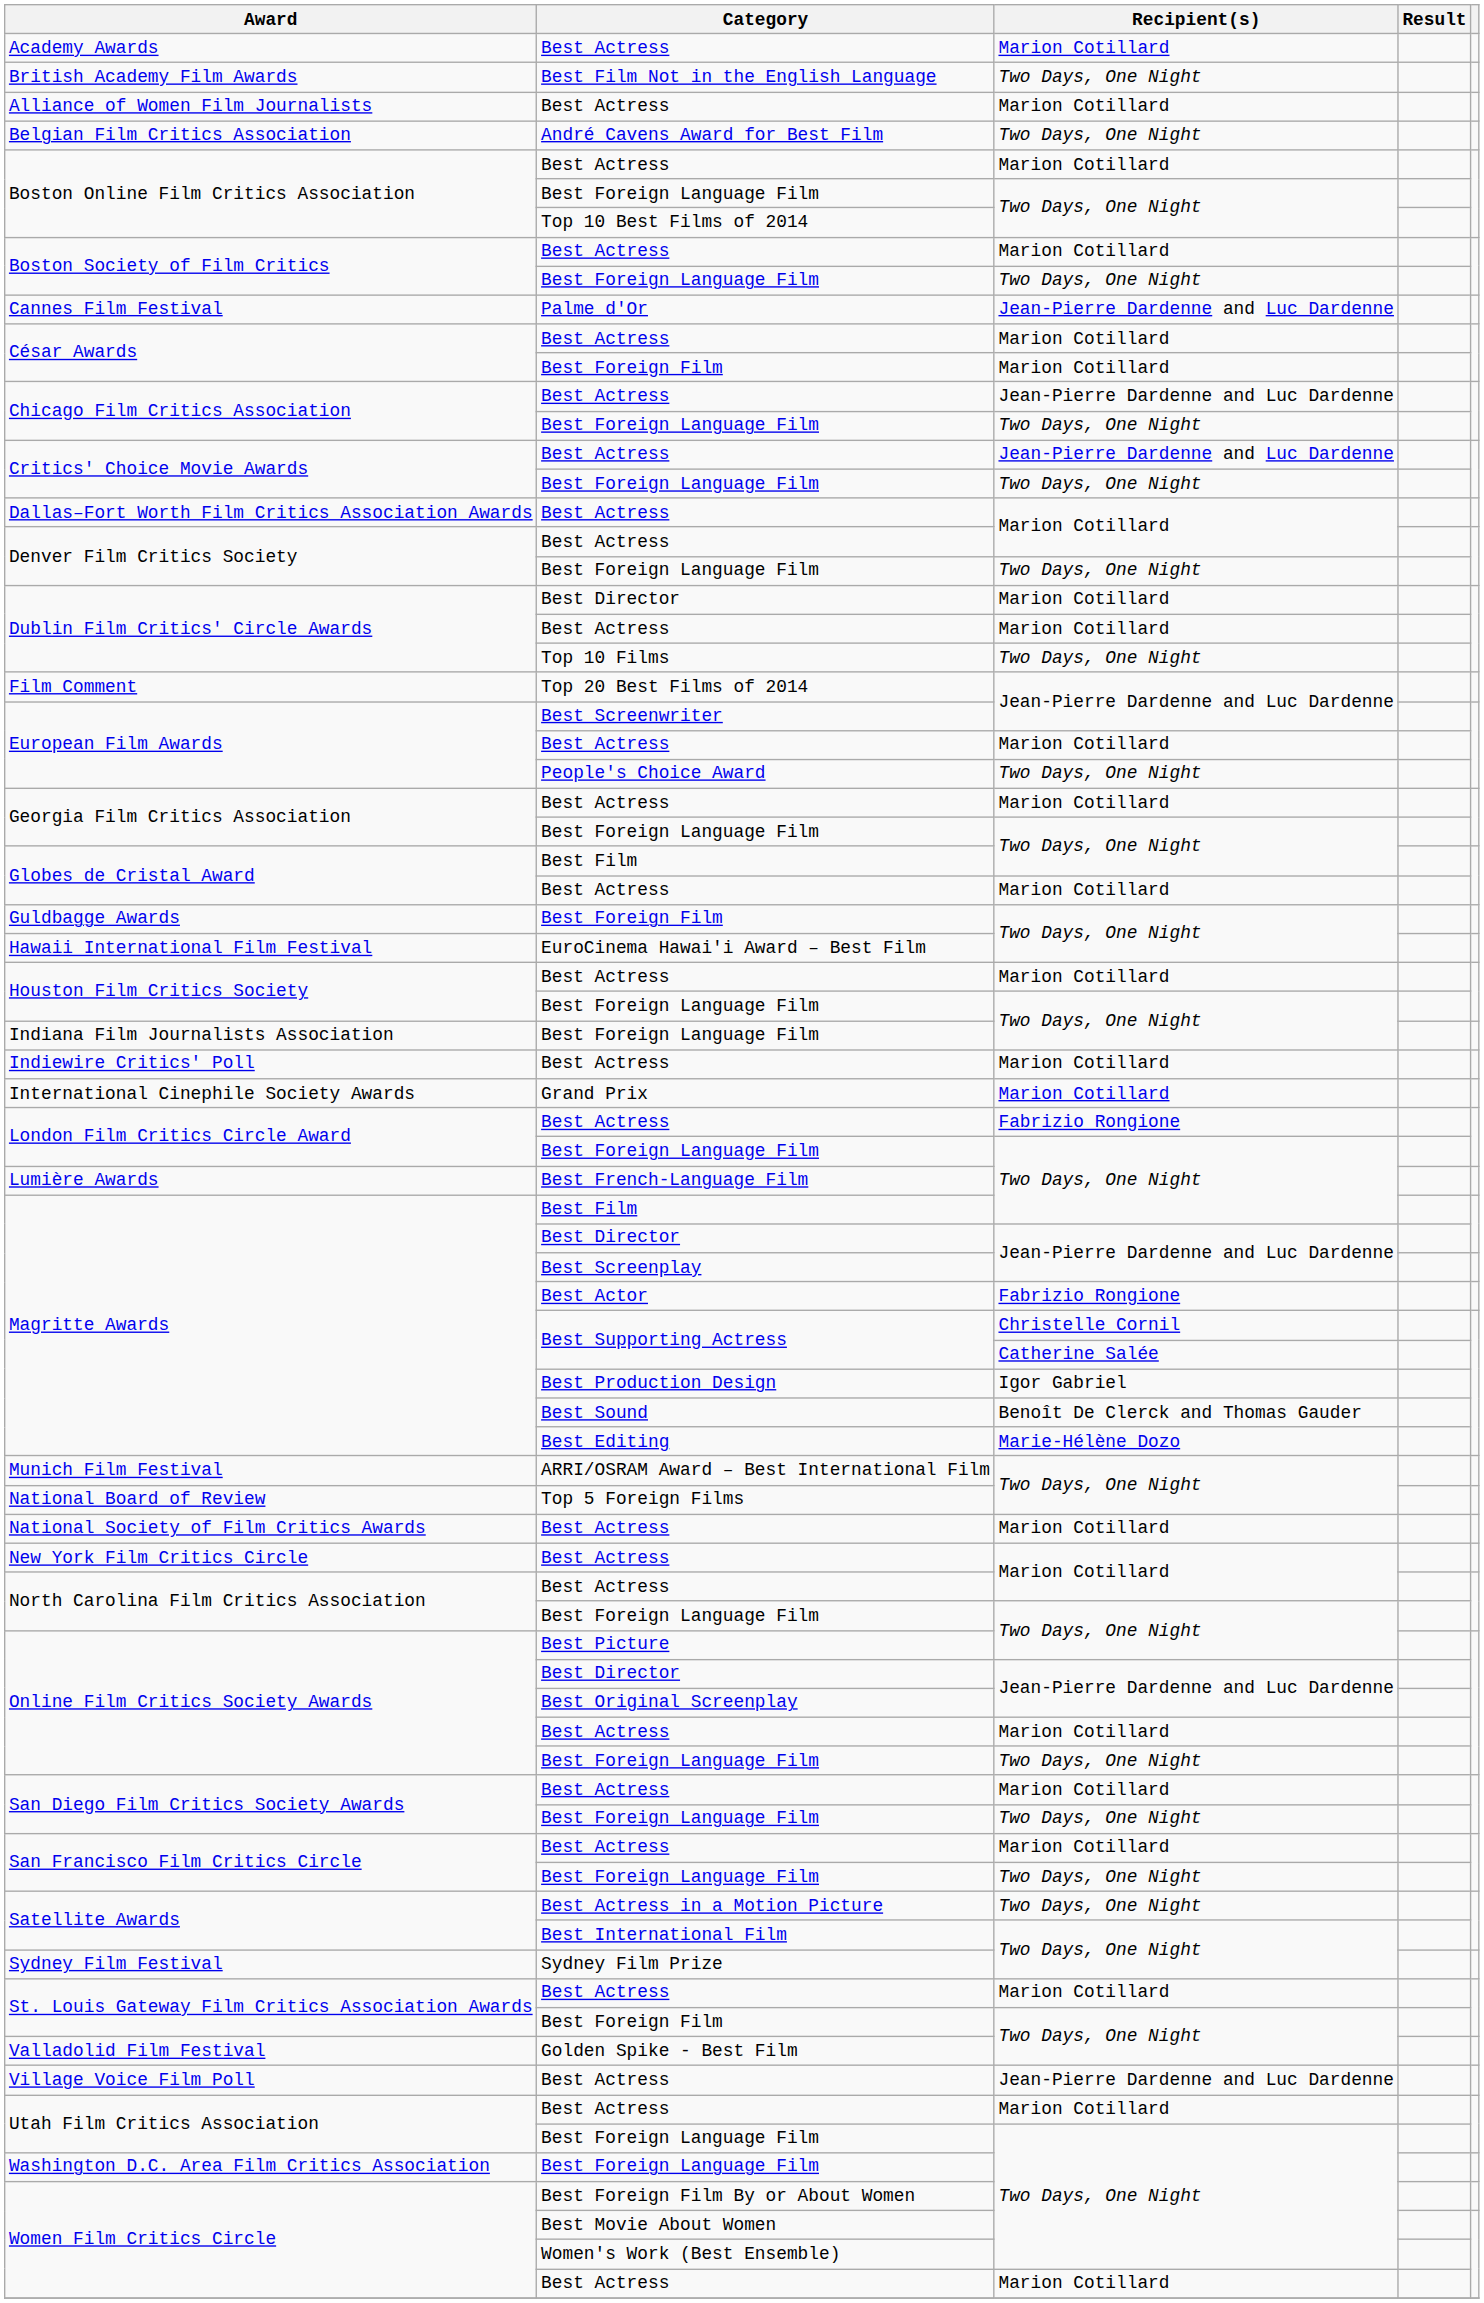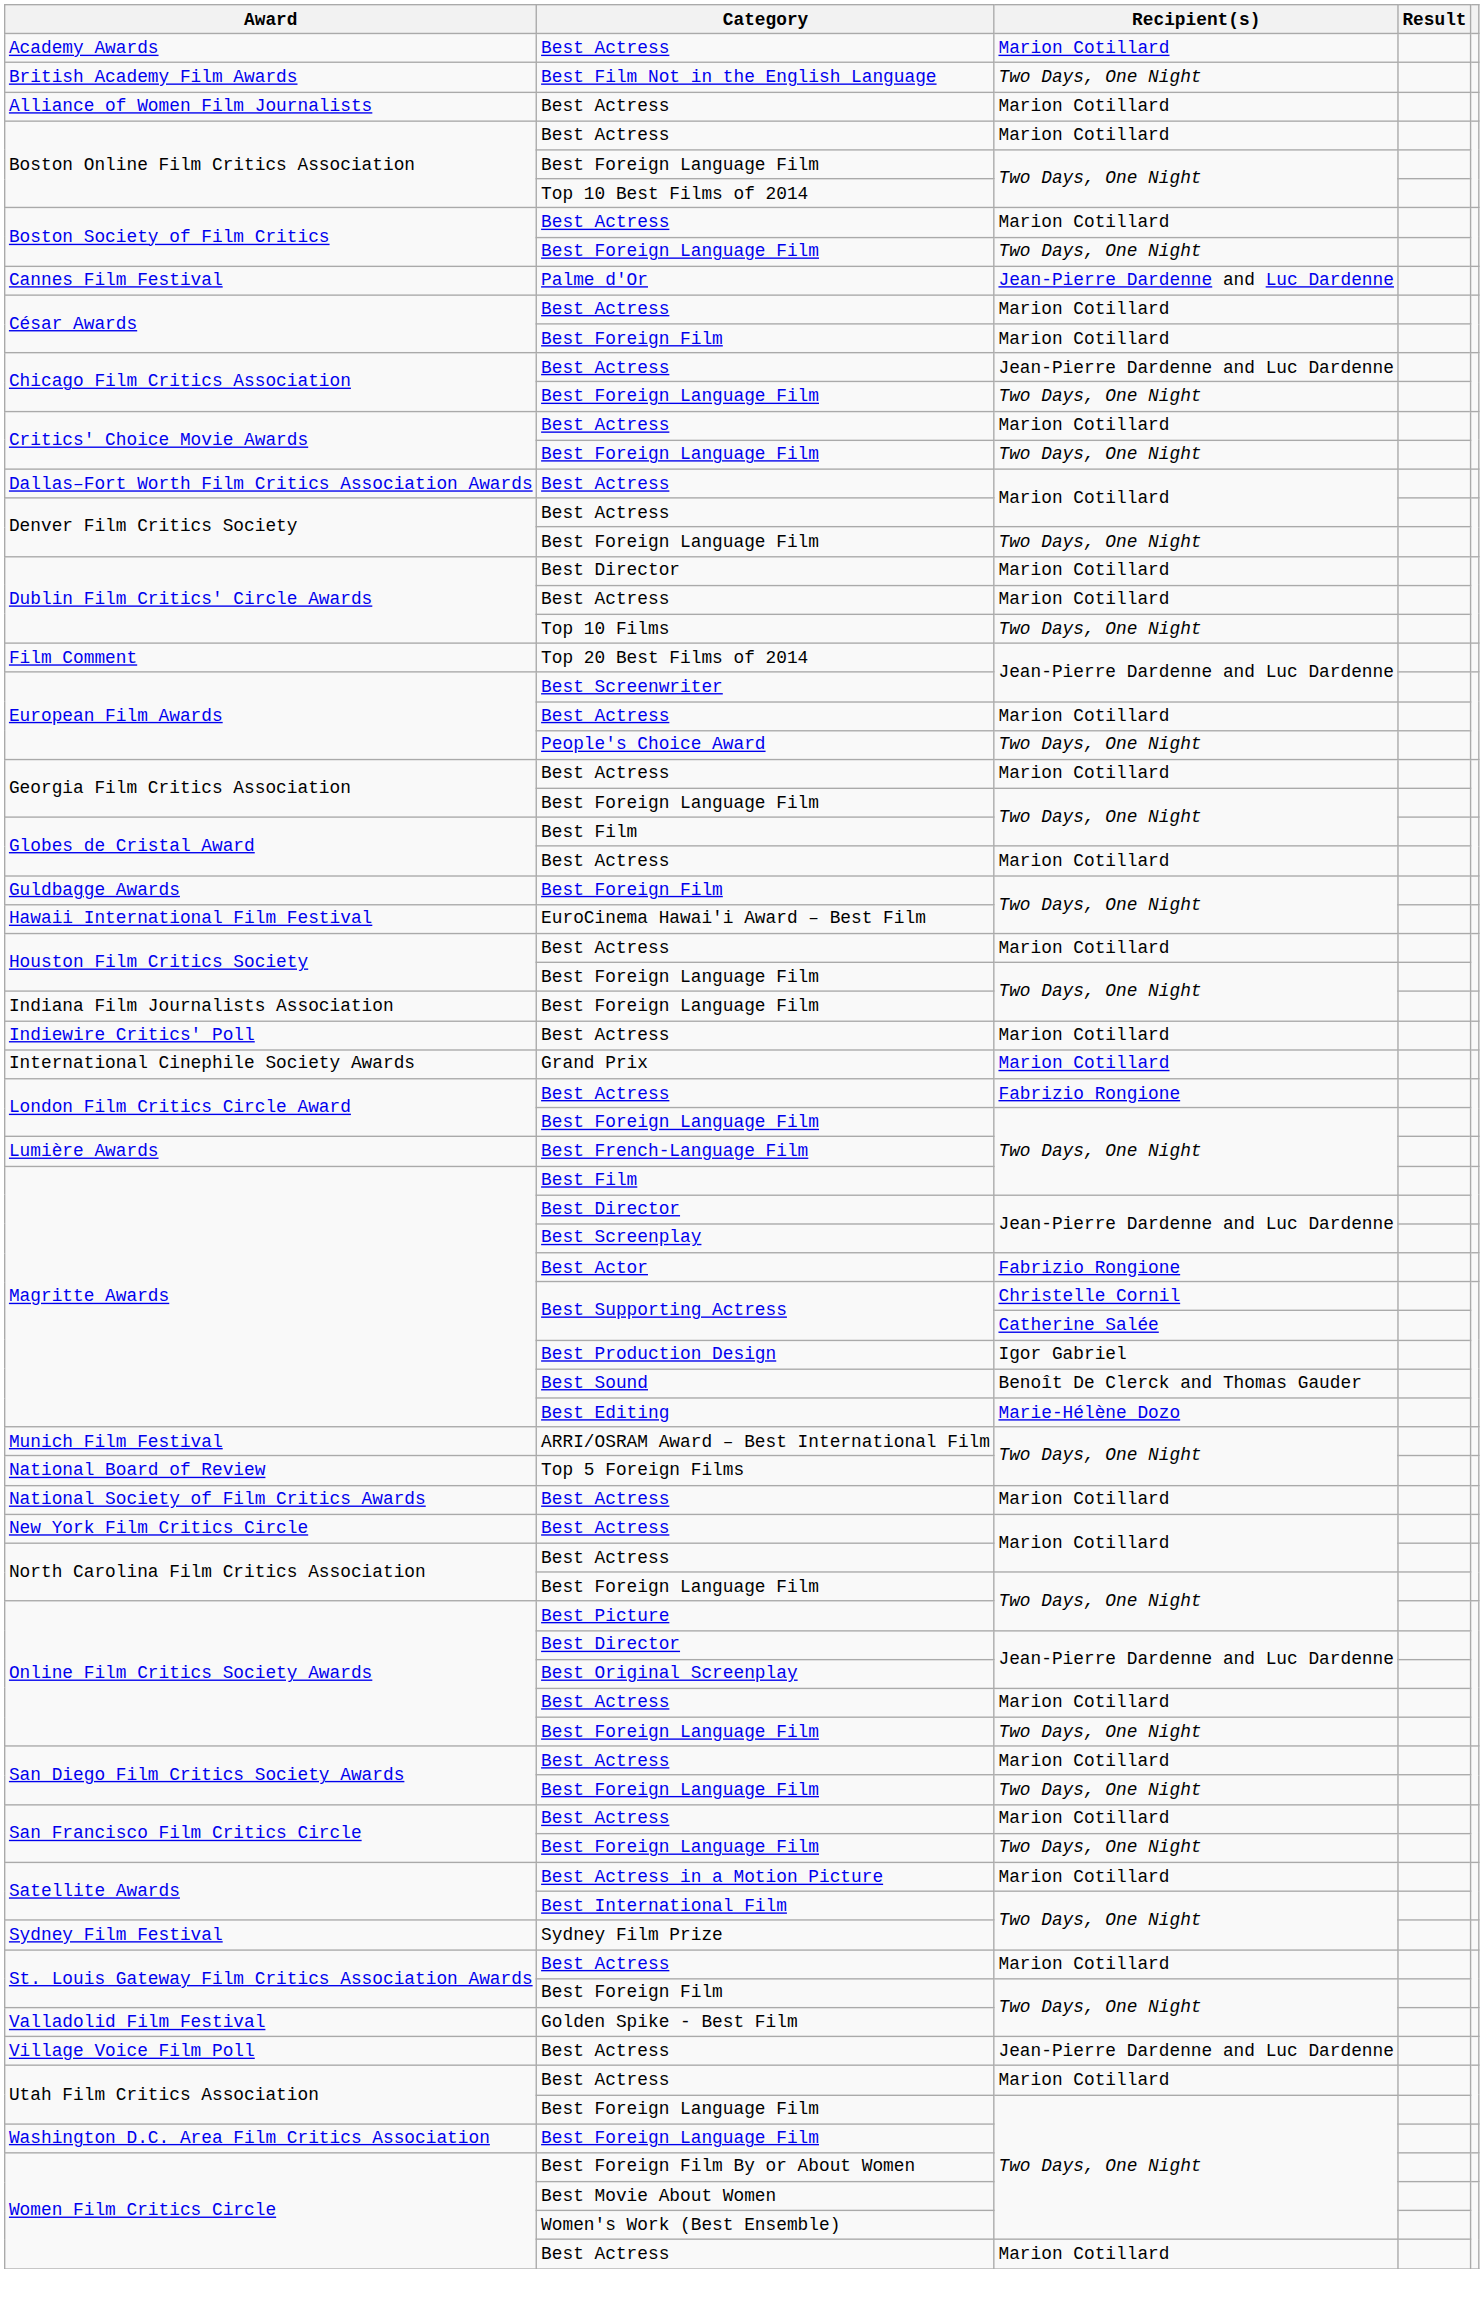- row: (180, 135)
(1196, 455) Jean-Pierre Dardenne and Luc Dardenne -> (1084, 426) Marion Cotillard
(1100, 1906) Two Days, One Night -> (1084, 1877) Marion Cotillard
